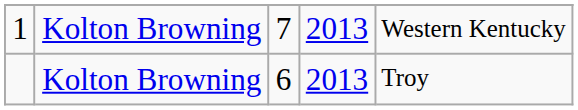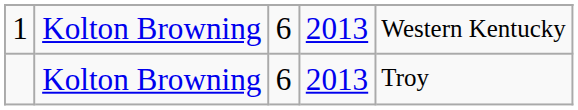(284, 29) 7 -> (284, 29) 6
